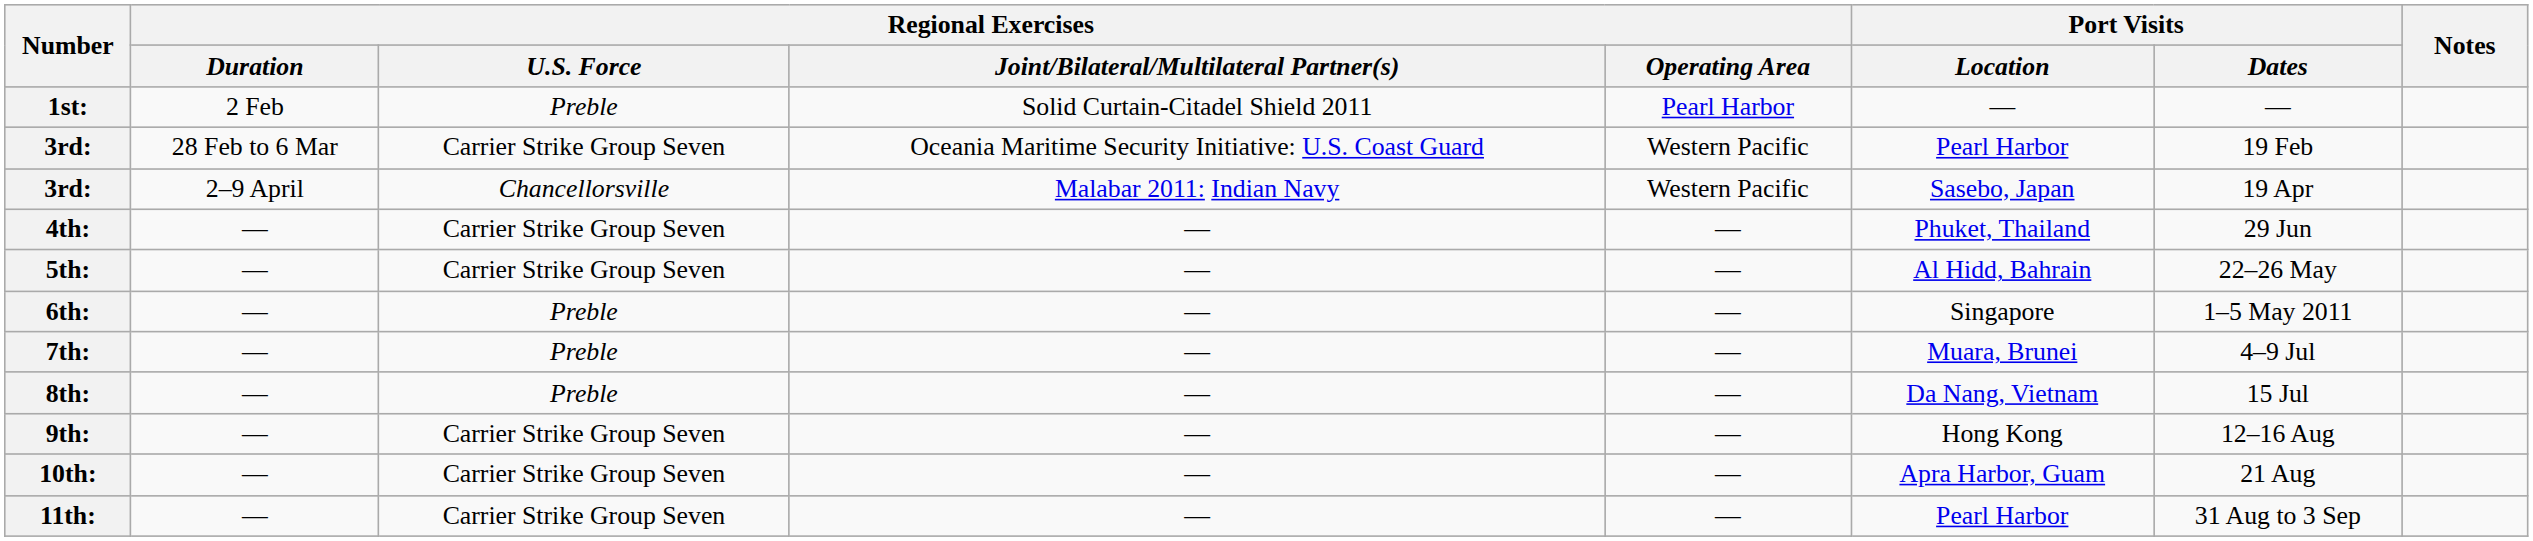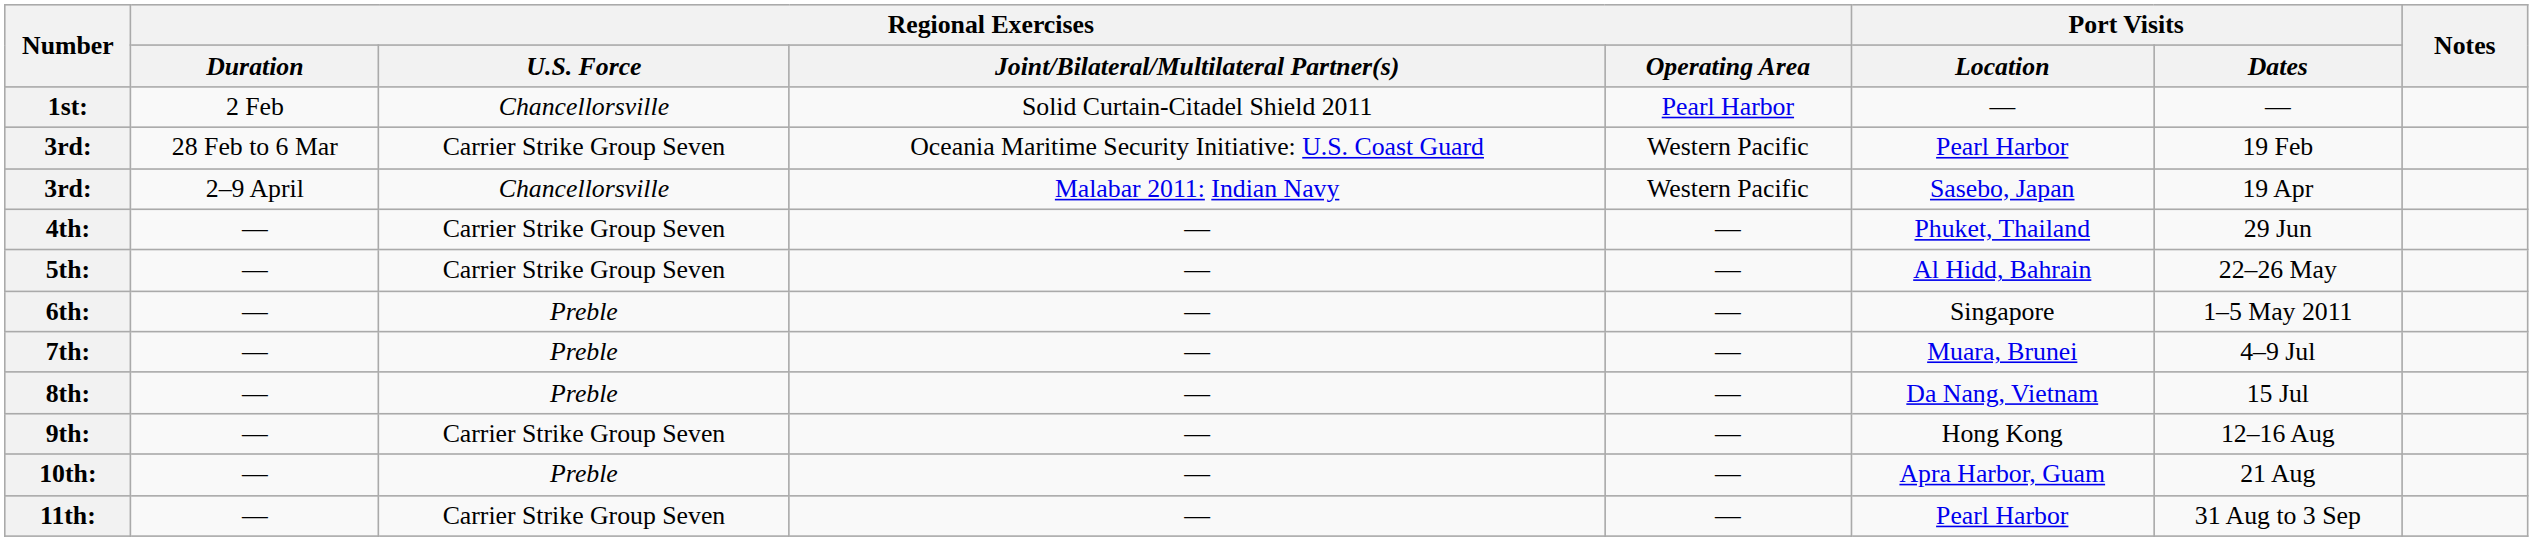(584, 106) Preble -> (584, 106) Chancellorsville
(584, 474) Carrier Strike Group Seven -> (584, 474) Preble
